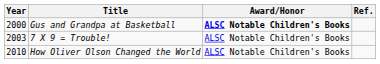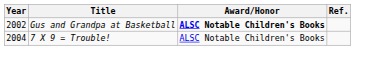(16, 25) 2000 -> (16, 25) 2002
(16, 38) 2003 -> (16, 38) 2004
- row: (115, 52)
